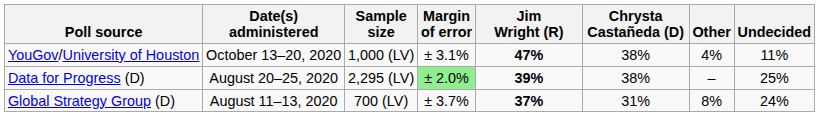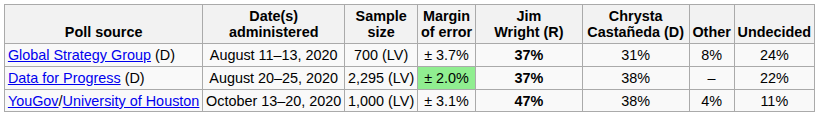rows swapped: (104, 55) <-> (91, 101)
(529, 78) 39% -> (529, 78) 37%
(774, 78) 25% -> (774, 78) 22%
